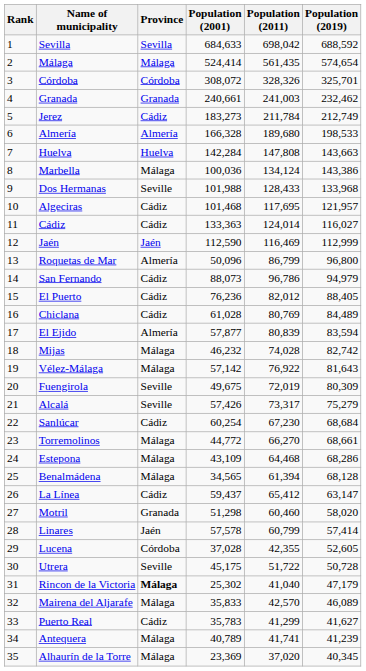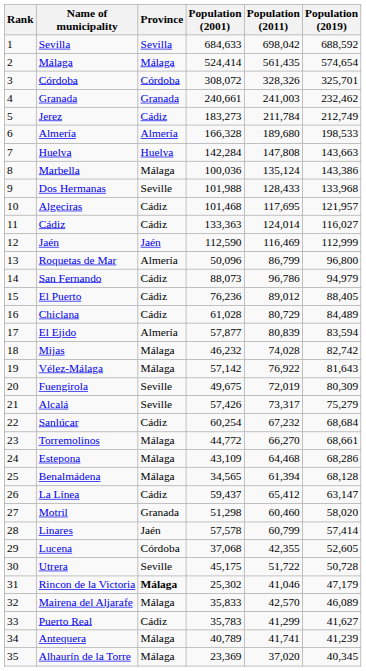(281, 170) 134,124 -> (281, 170) 135,124
(284, 296) 82,012 -> (284, 296) 89,012
(284, 314) 80,769 -> (284, 314) 80,729
(284, 422) 67,230 -> (284, 422) 67,232
(226, 548) 37,028 -> (226, 548) 37,068
(284, 584) 41,040 -> (284, 584) 41,046
